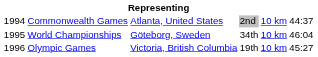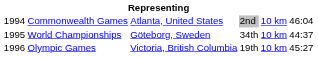(301, 21) 44:37 -> (301, 21) 46:04
(301, 34) 46:04 -> (301, 34) 44:37
